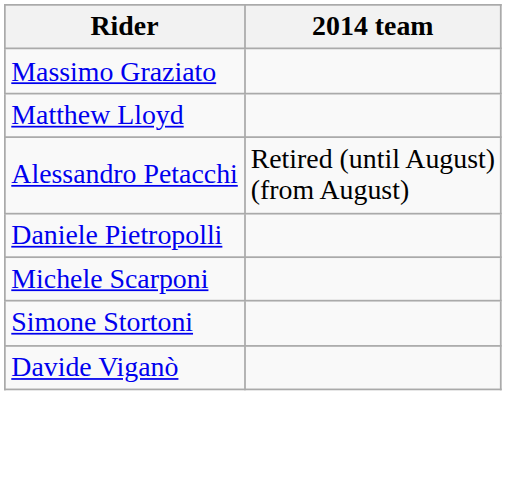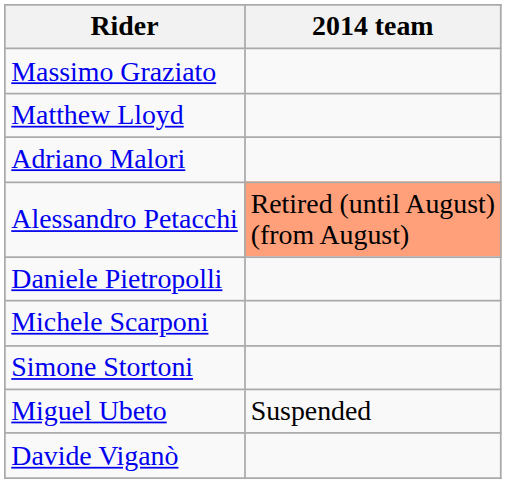+ row: (98, 159)
(373, 174) no background -> (373, 218) lightsalmon background
+ row: (89, 411)
